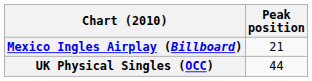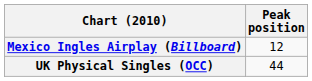(276, 47) 21 -> (276, 47) 12
